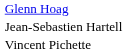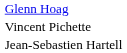rows swapped: (48, 45) <-> (64, 26)
